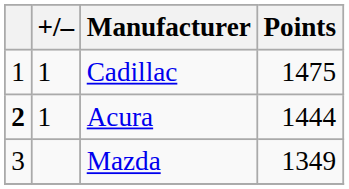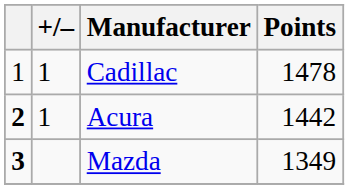(309, 71) 1475 -> (309, 71) 1478
(309, 116) 1444 -> (309, 116) 1442
(18, 161) normal -> (18, 161) bold
